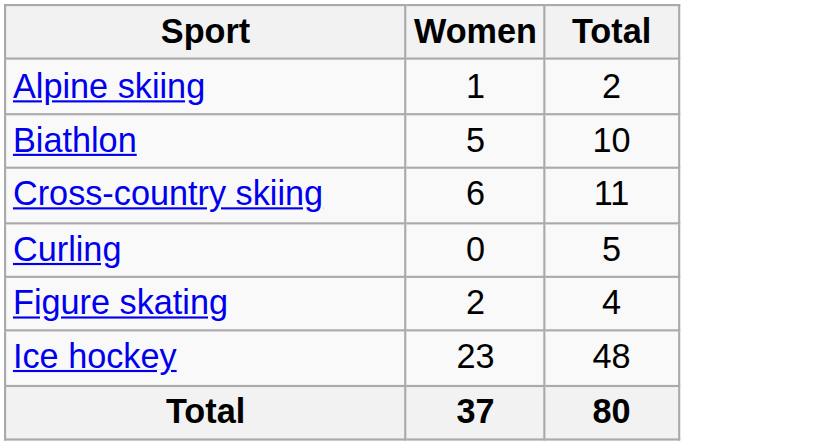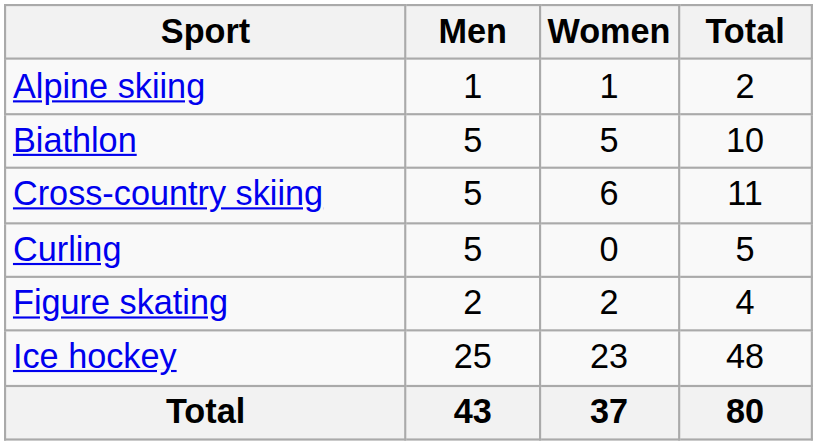+ column: (473, 31)
